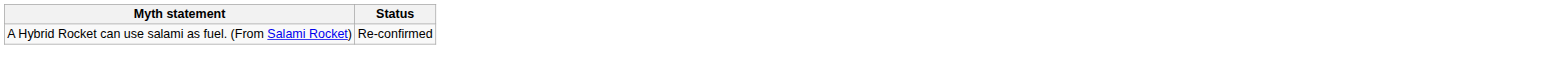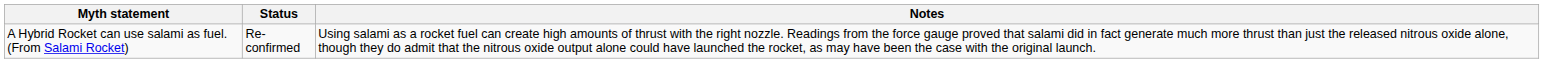+ column: (927, 14)
